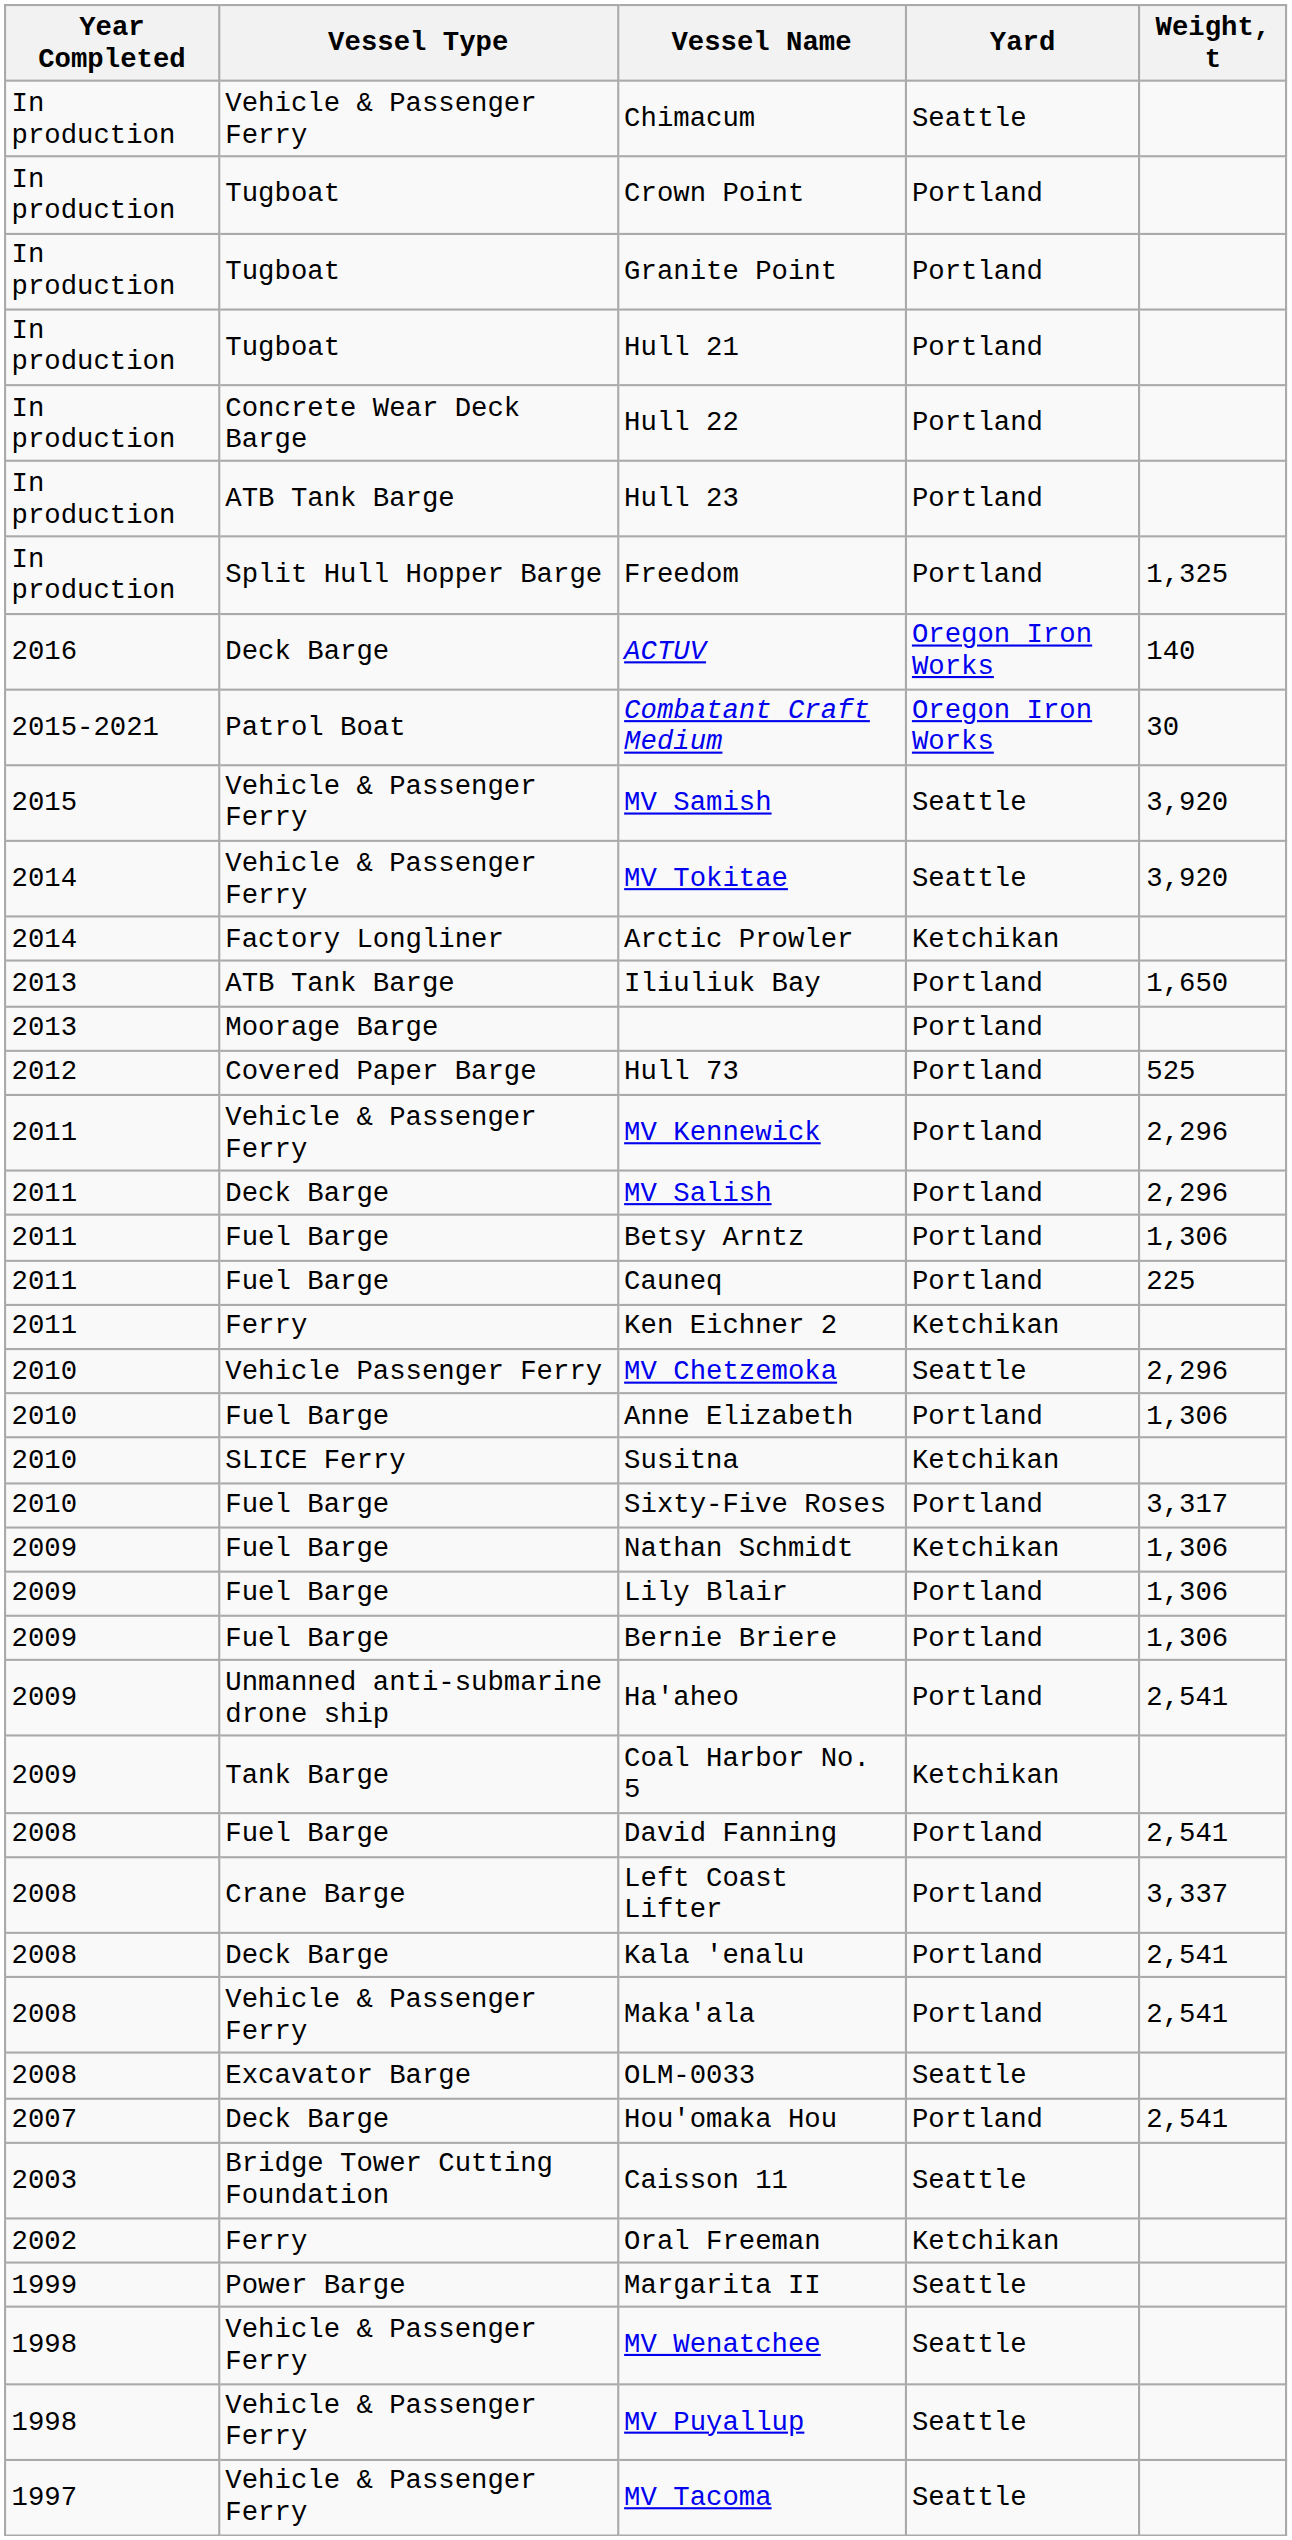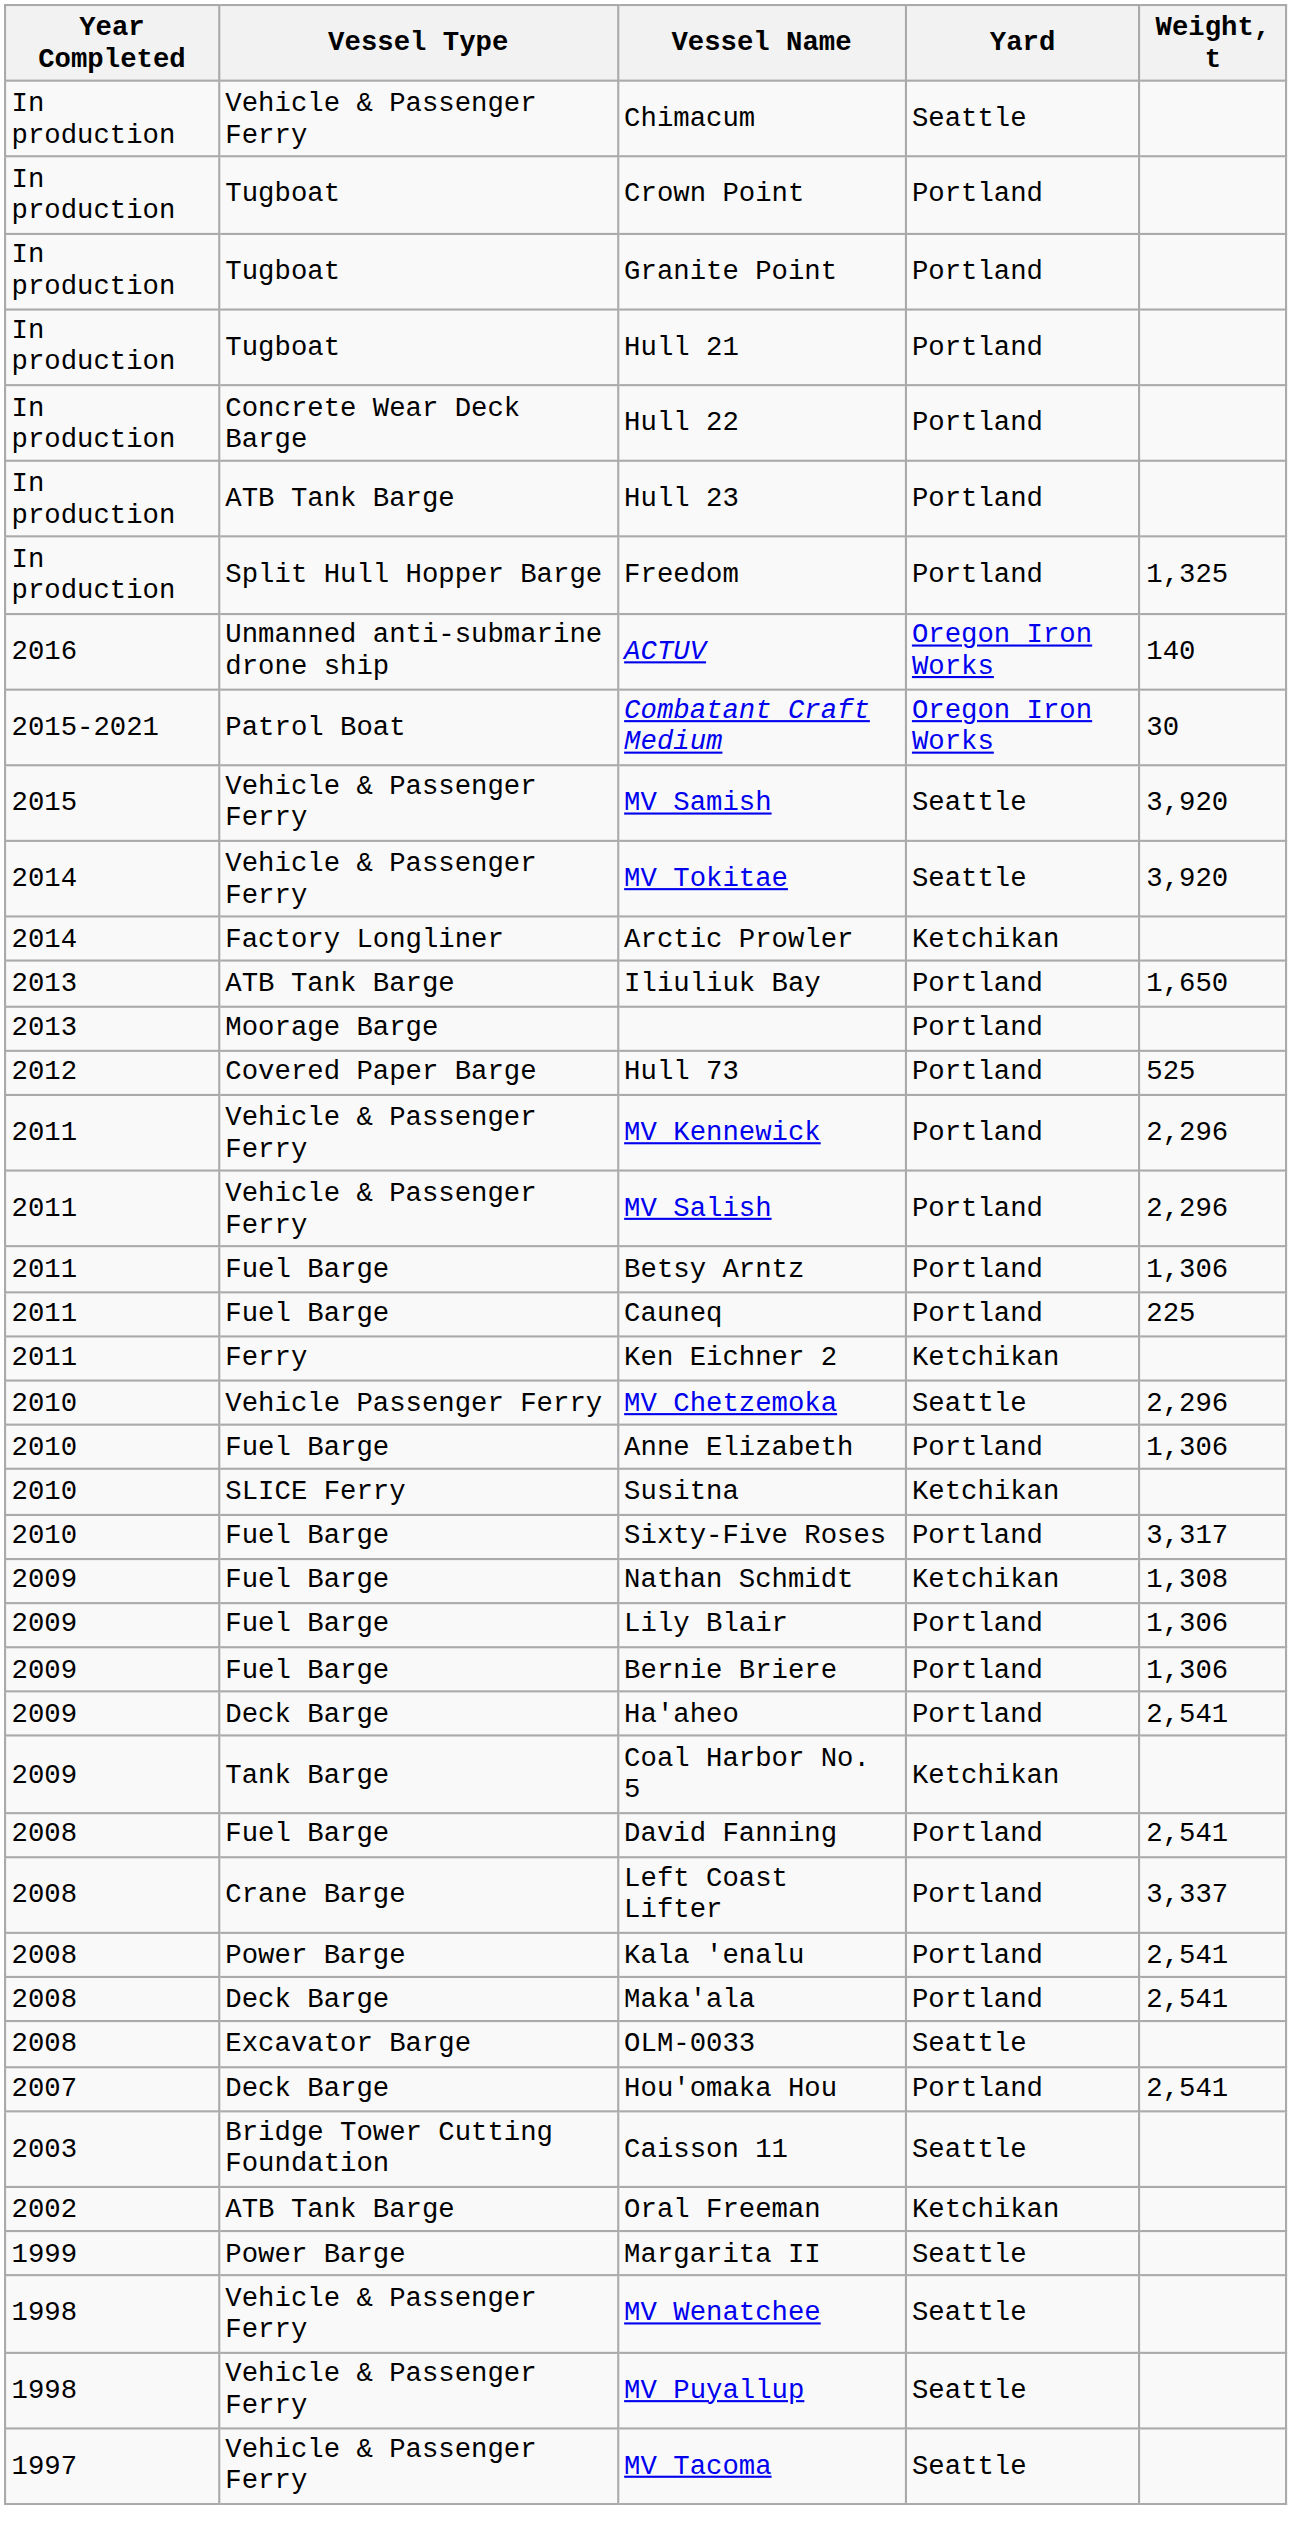(307, 651) Deck Barge -> (414, 651) Unmanned anti-submarine drone ship
(307, 1193) Deck Barge -> (381, 1209) Vehicle & Passenger Ferry
(1187, 1549) 1,306 -> (1187, 1581) 1,308
(414, 1698) Unmanned anti-submarine drone ship -> (307, 1714) Deck Barge
(307, 1955) Deck Barge -> (315, 1955) Power Barge
(381, 2015) Vehicle & Passenger Ferry -> (307, 2000) Deck Barge
(266, 2241) Ferry -> (340, 2209) ATB Tank Barge
